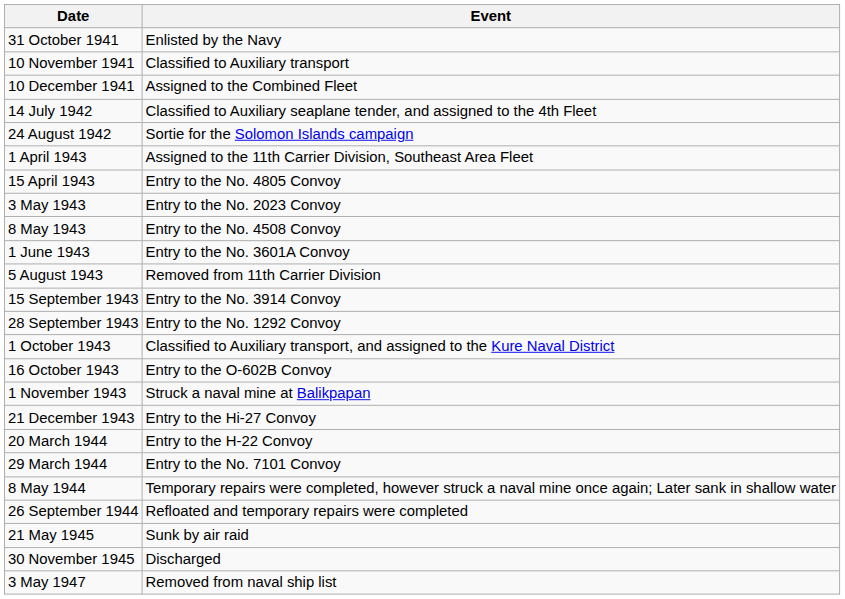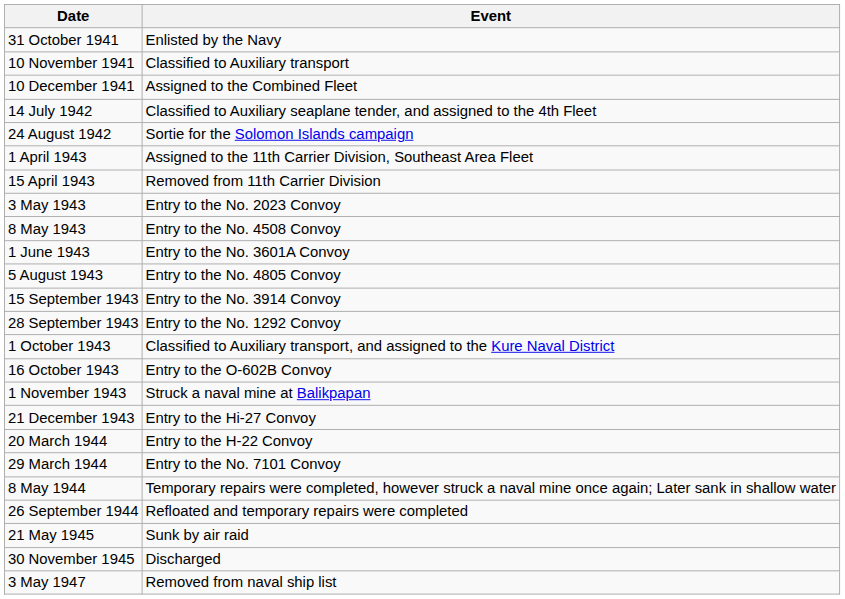(243, 181) Entry to the No. 4805 Convoy -> (263, 181) Removed from 11th Carrier Division
(263, 275) Removed from 11th Carrier Division -> (243, 275) Entry to the No. 4805 Convoy
